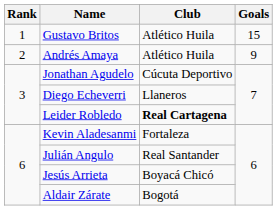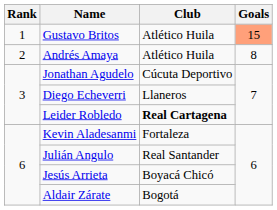(254, 34) no background -> (254, 34) lightsalmon background
(254, 54) 9 -> (254, 54) 8
